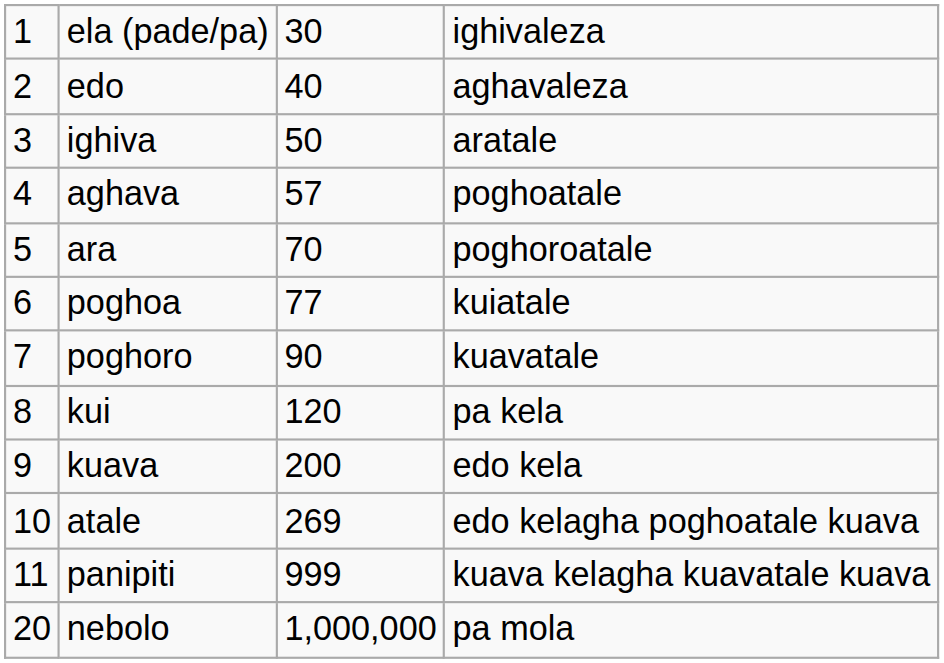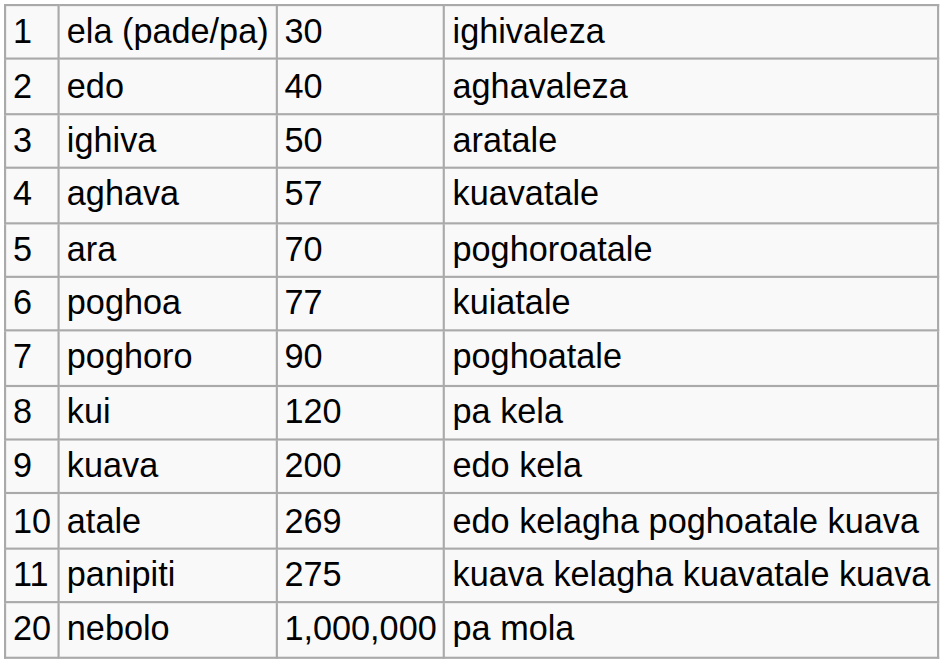(537, 194) poghoatale -> (526, 194) kuavatale
(526, 357) kuavatale -> (537, 357) poghoatale
(313, 574) 999 -> (313, 574) 275
